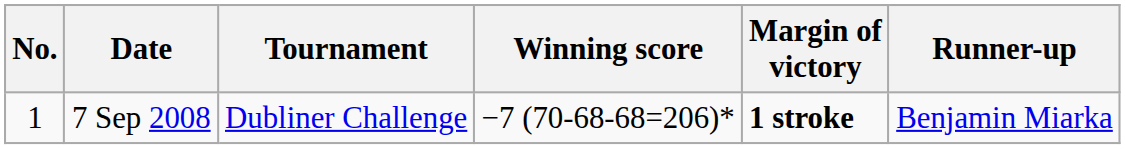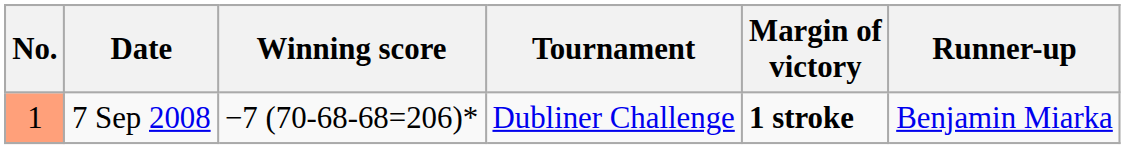columns swapped: (346, 48) <-> (608, 48)
(35, 117) no background -> (35, 117) lightsalmon background
